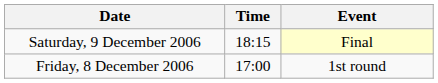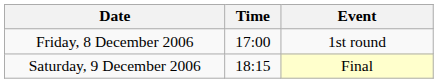rows swapped: (115, 66) <-> (115, 41)
